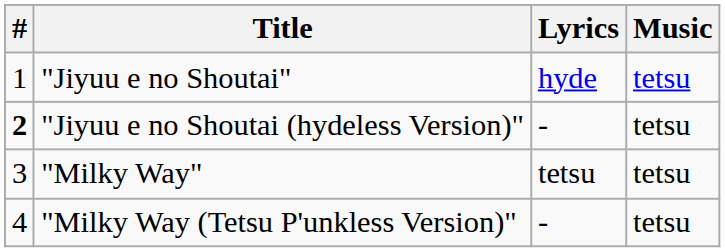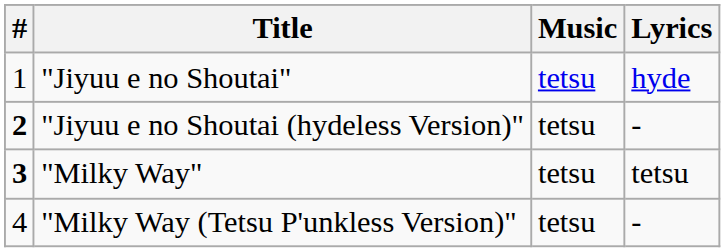columns swapped: (578, 28) <-> (673, 28)
(20, 173) normal -> (20, 173) bold
